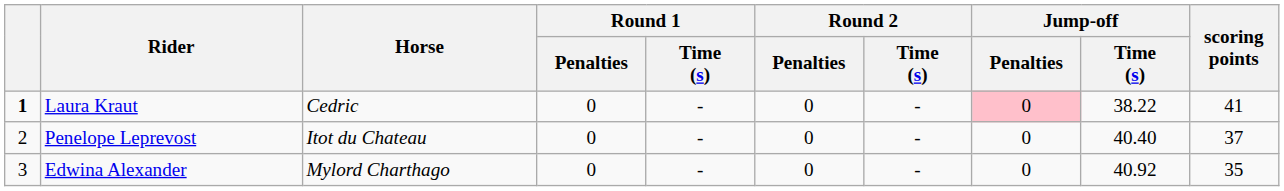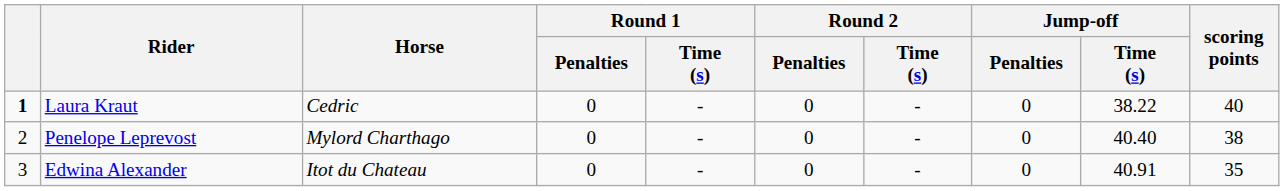(1026, 106) pink background -> (1026, 106) no background
(1234, 106) 41 -> (1234, 106) 40
(366, 138) Itot du Chateau -> (378, 138) Mylord Charthago
(1234, 138) 37 -> (1234, 138) 38
(378, 169) Mylord Charthago -> (366, 169) Itot du Chateau
(1135, 169) 40.92 -> (1135, 169) 40.91
